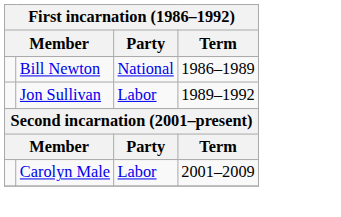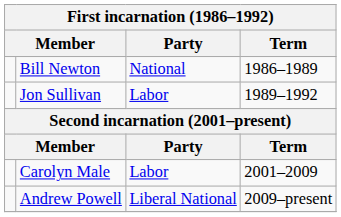+ row: (71, 198)
